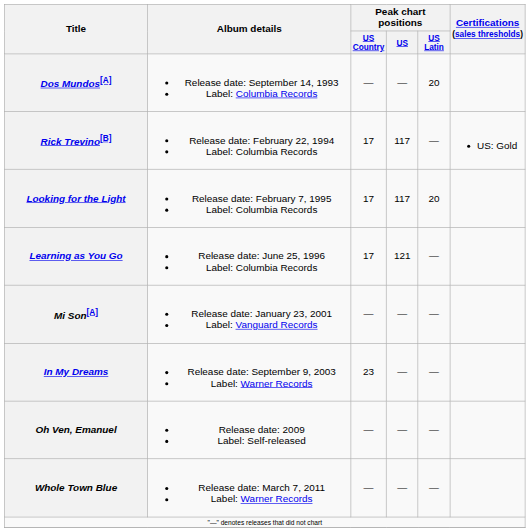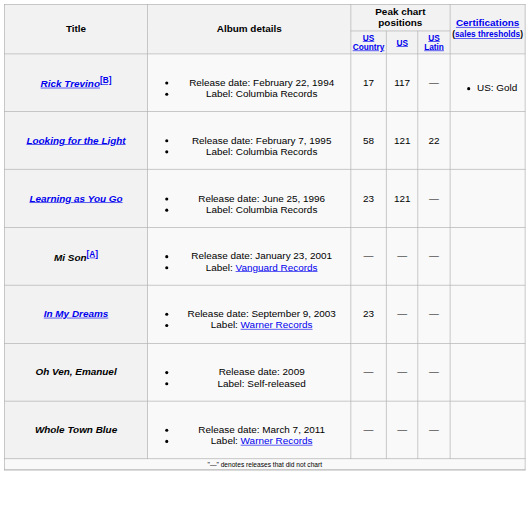- row: (76, 82)
(369, 198) 17 -> (369, 140) 58
(402, 198) 117 -> (402, 140) 121
(434, 198) 20 -> (434, 140) 22
(369, 256) 17 -> (369, 198) 23
